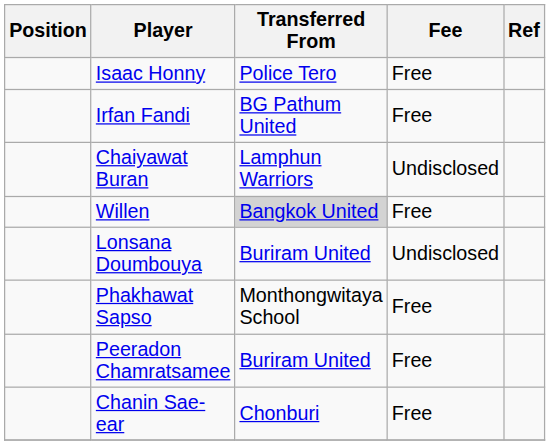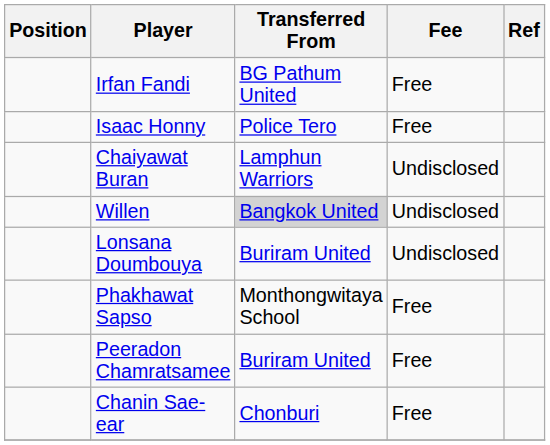rows swapped: (151, 73) <-> (143, 115)
(412, 211) Free -> (445, 211) Undisclosed
